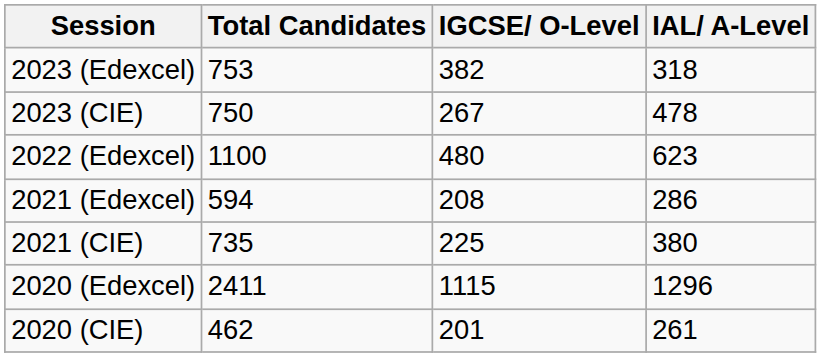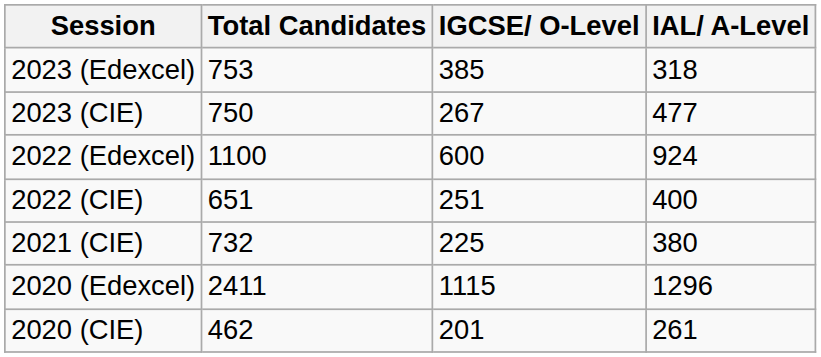(462, 69) 382 -> (462, 69) 385
(675, 112) 478 -> (675, 112) 477
(462, 156) 480 -> (462, 156) 600
(675, 156) 623 -> (675, 156) 924
+ row: (77, 199)
- row: (103, 199)
(231, 243) 735 -> (231, 243) 732
